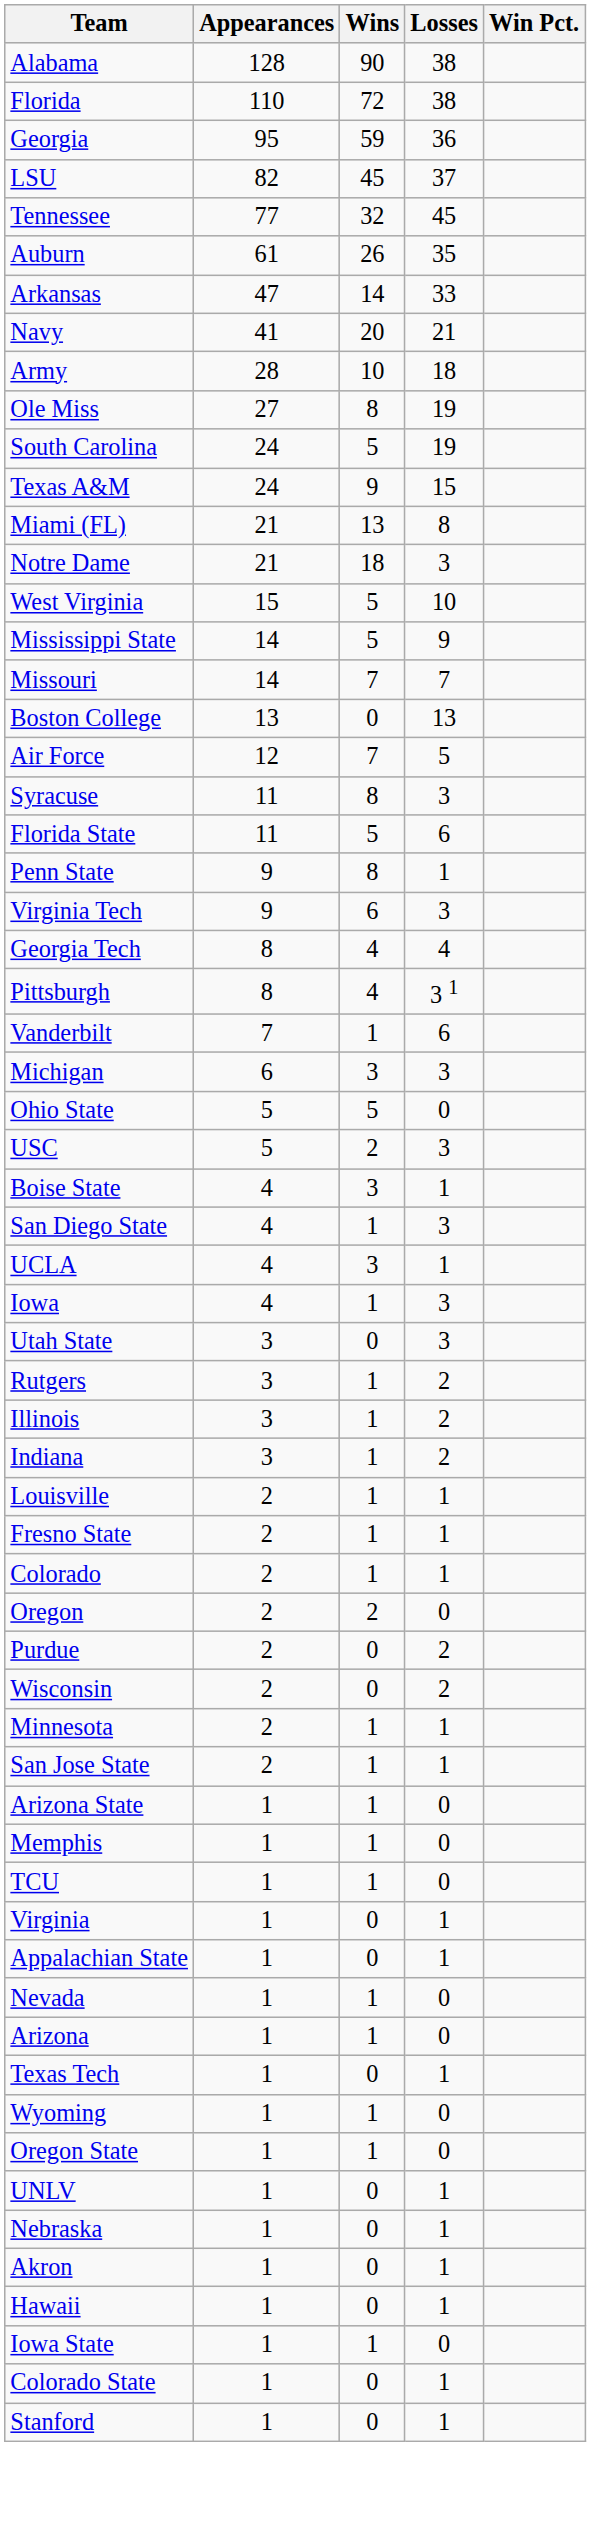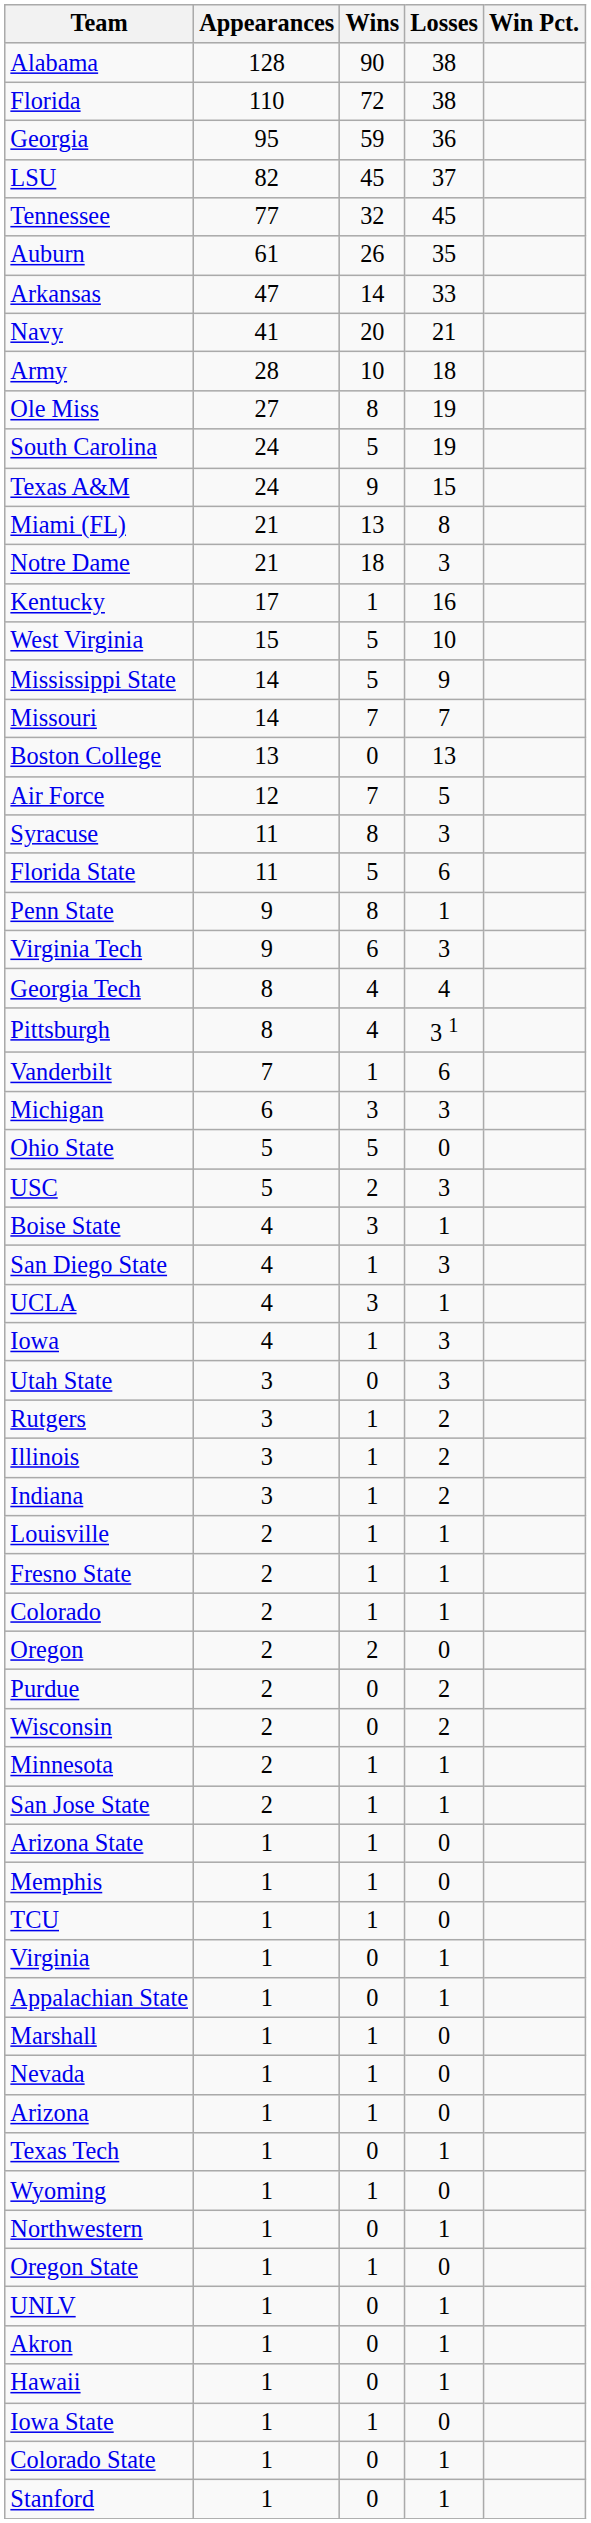+ row: (58, 602)
+ row: (54, 2036)
+ row: (77, 2228)
- row: (56, 2228)
